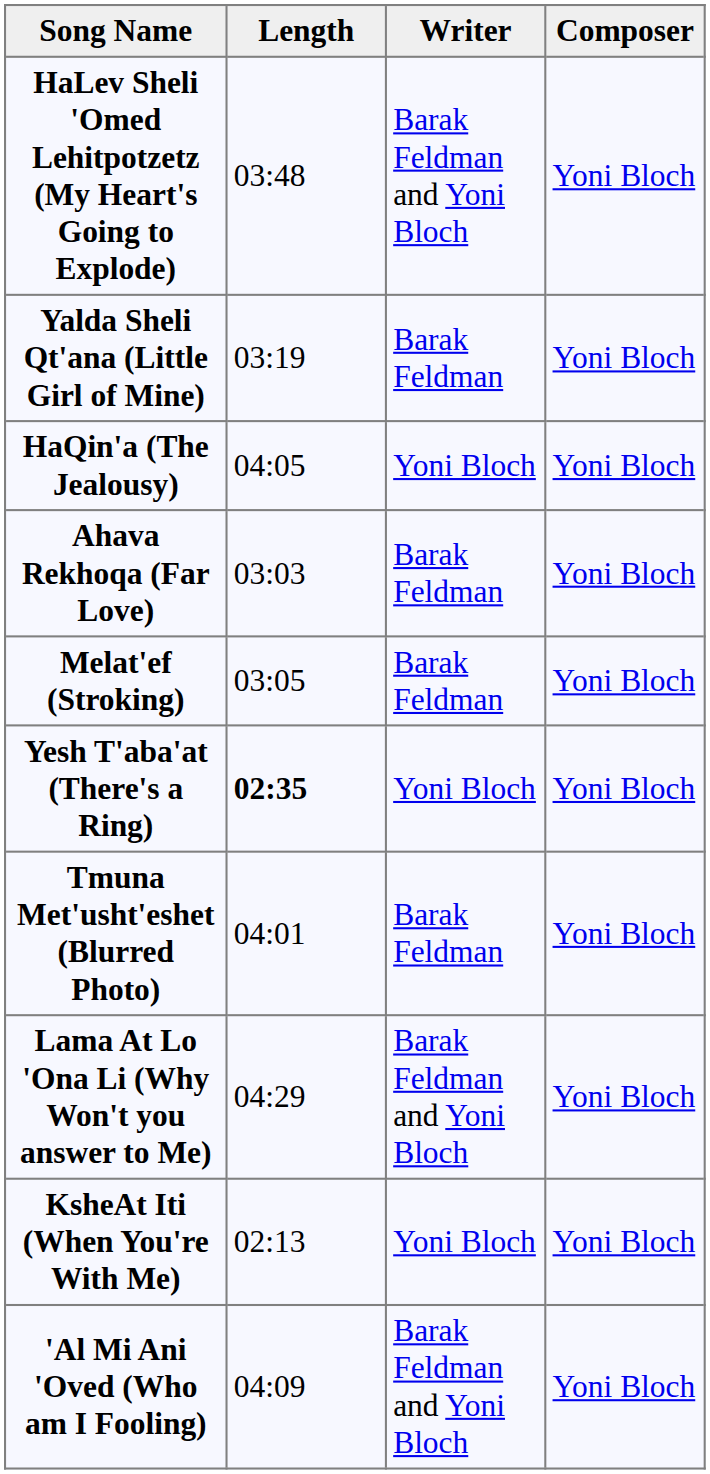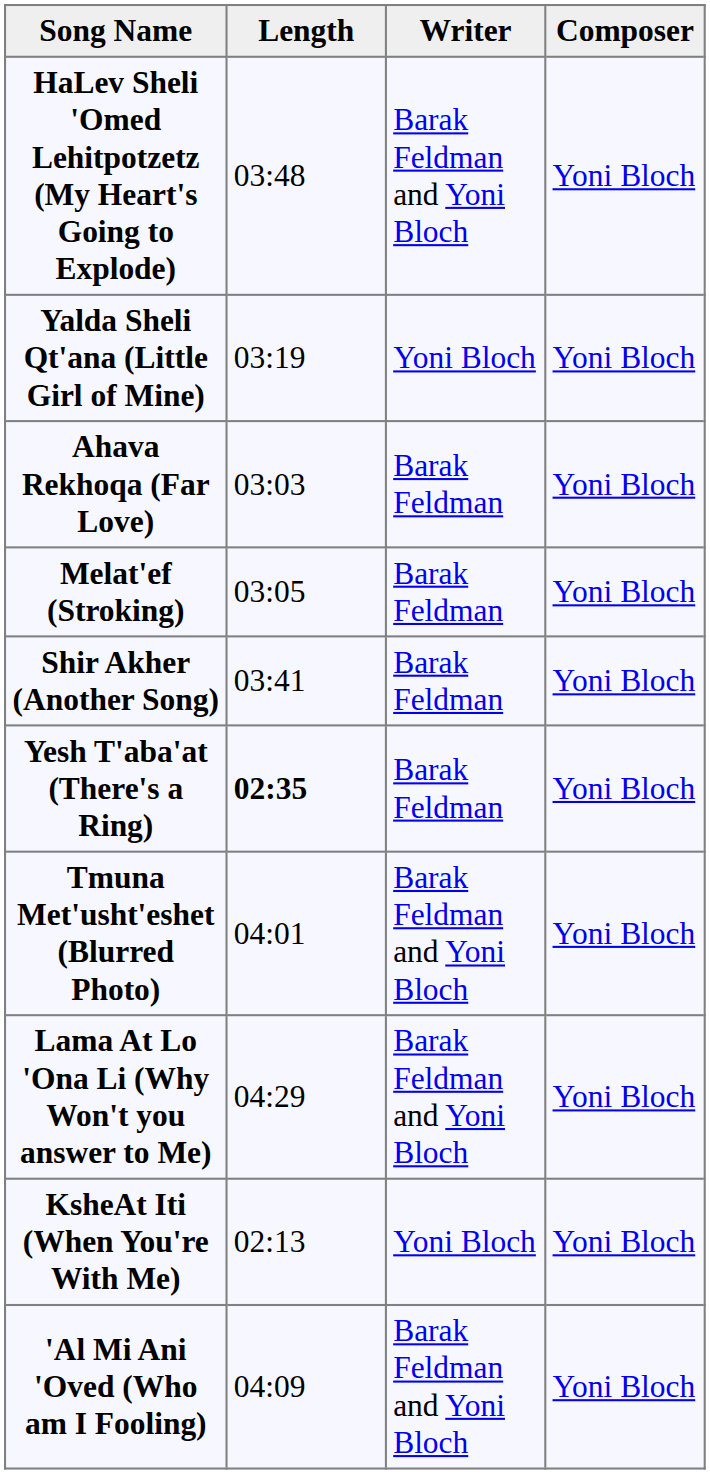(448, 357) Barak Feldman -> (465, 357) Yoni Bloch
- row: (116, 465)
+ row: (116, 680)
(465, 787) Yoni Bloch -> (448, 787) Barak Feldman
(448, 932) Barak Feldman -> (449, 932) Barak Feldman and Yoni Bloch
